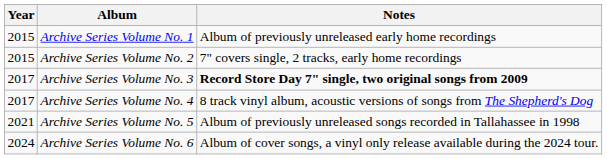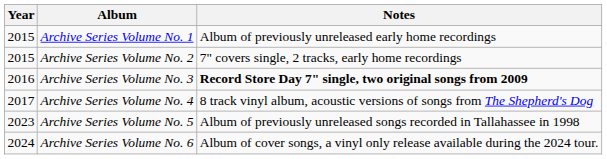(21, 79) 2017 -> (21, 79) 2016
(21, 121) 2021 -> (21, 121) 2023
